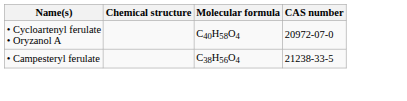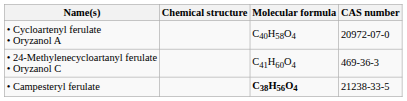+ row: (82, 63)
(218, 58) normal -> (275, 86) bold
